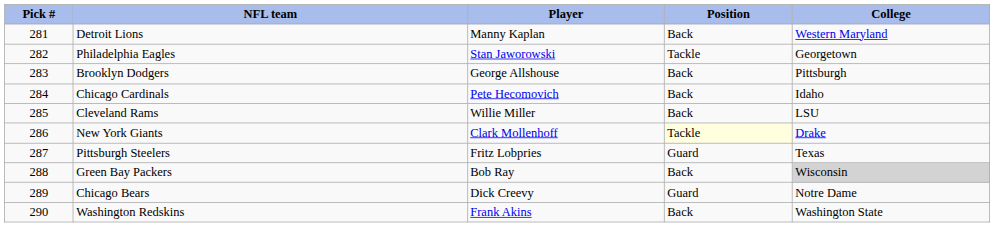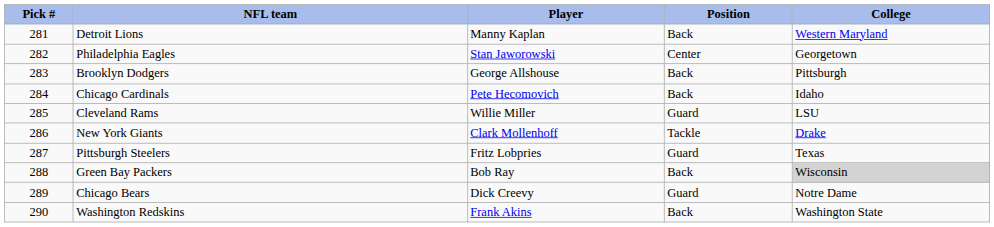(684, 53) Tackle -> (684, 53) Center
(680, 113) Back -> (683, 113) Guard
(684, 133) lightyellow background -> (684, 133) no background
